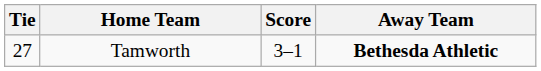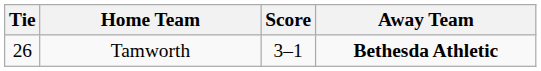(22, 50) 27 -> (22, 50) 26
